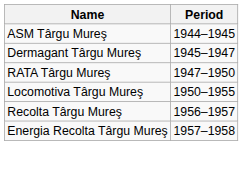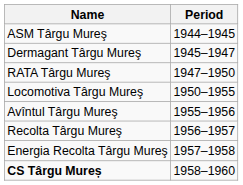+ row: (62, 112)
+ row: (54, 170)
